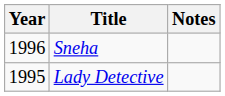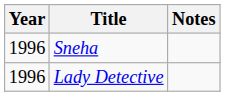(27, 76) 1995 -> (27, 76) 1996
